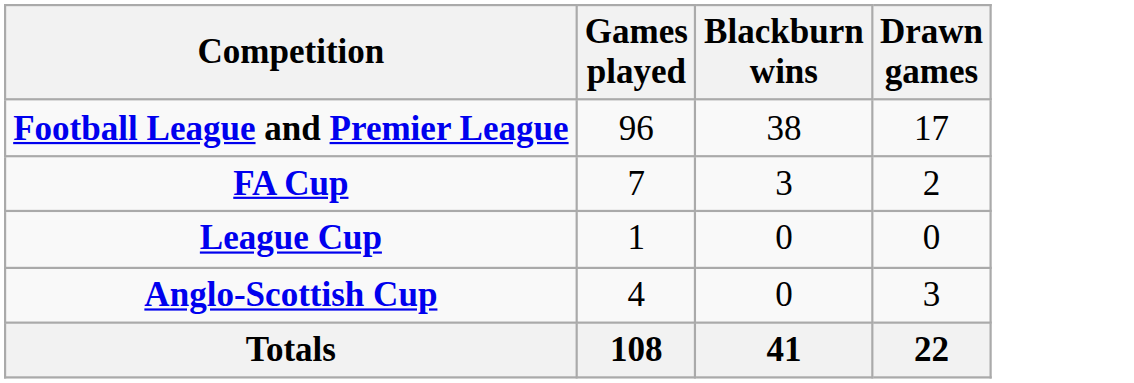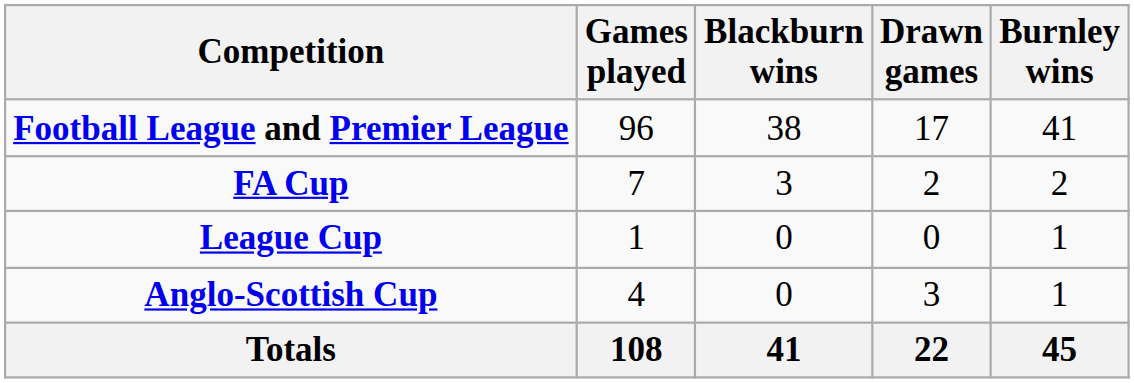+ column: (1060, 51)
